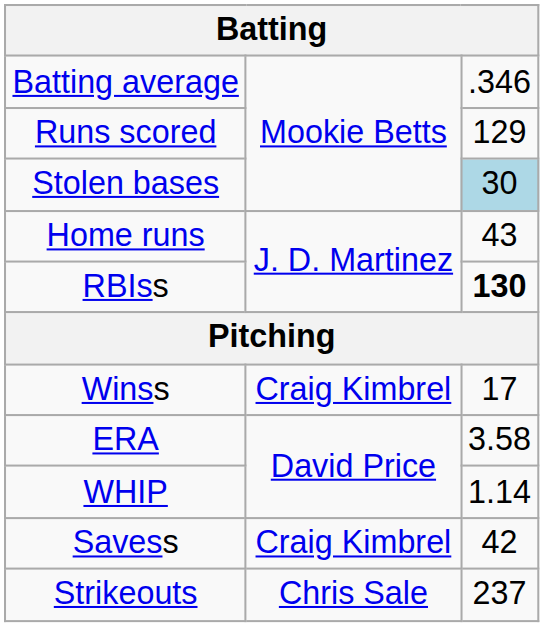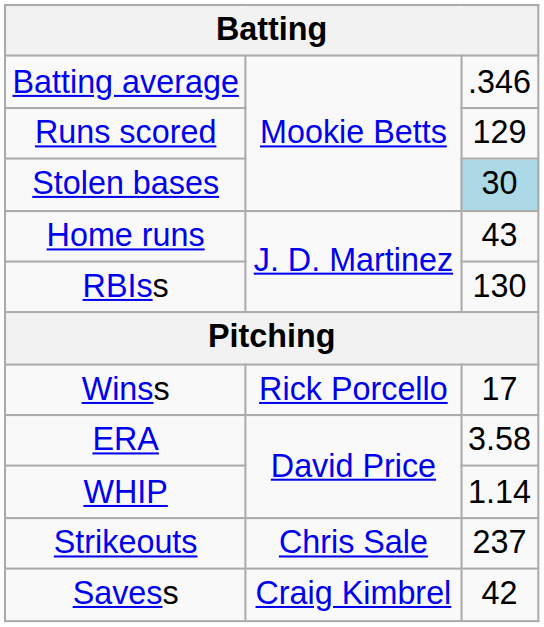(499, 286) bold -> (499, 286) normal
(353, 388) Craig Kimbrel -> (353, 388) Rick Porcello
rows swapped: (126, 593) <-> (126, 542)
